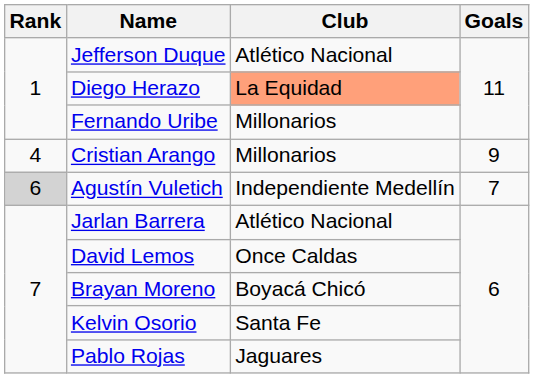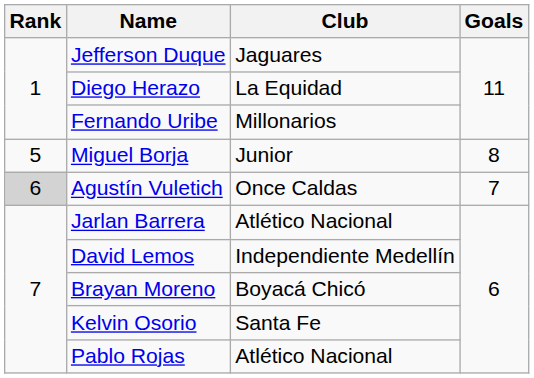(314, 54) Atlético Nacional -> (279, 54) Jaguares
(289, 88) lightsalmon background -> (289, 88) no background
- row: (143, 155)
+ row: (130, 155)
(345, 188) Independiente Medellín -> (296, 188) Once Caldas
(296, 255) Once Caldas -> (345, 255) Independiente Medellín
(279, 356) Jaguares -> (314, 356) Atlético Nacional
